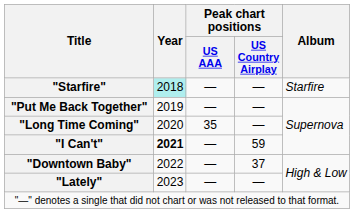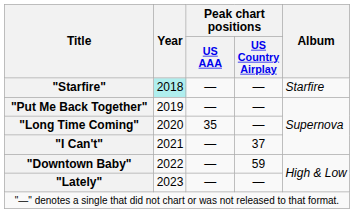(170, 144) bold -> (170, 144) normal
(259, 144) 59 -> (259, 144) 37
(259, 163) 37 -> (259, 163) 59
